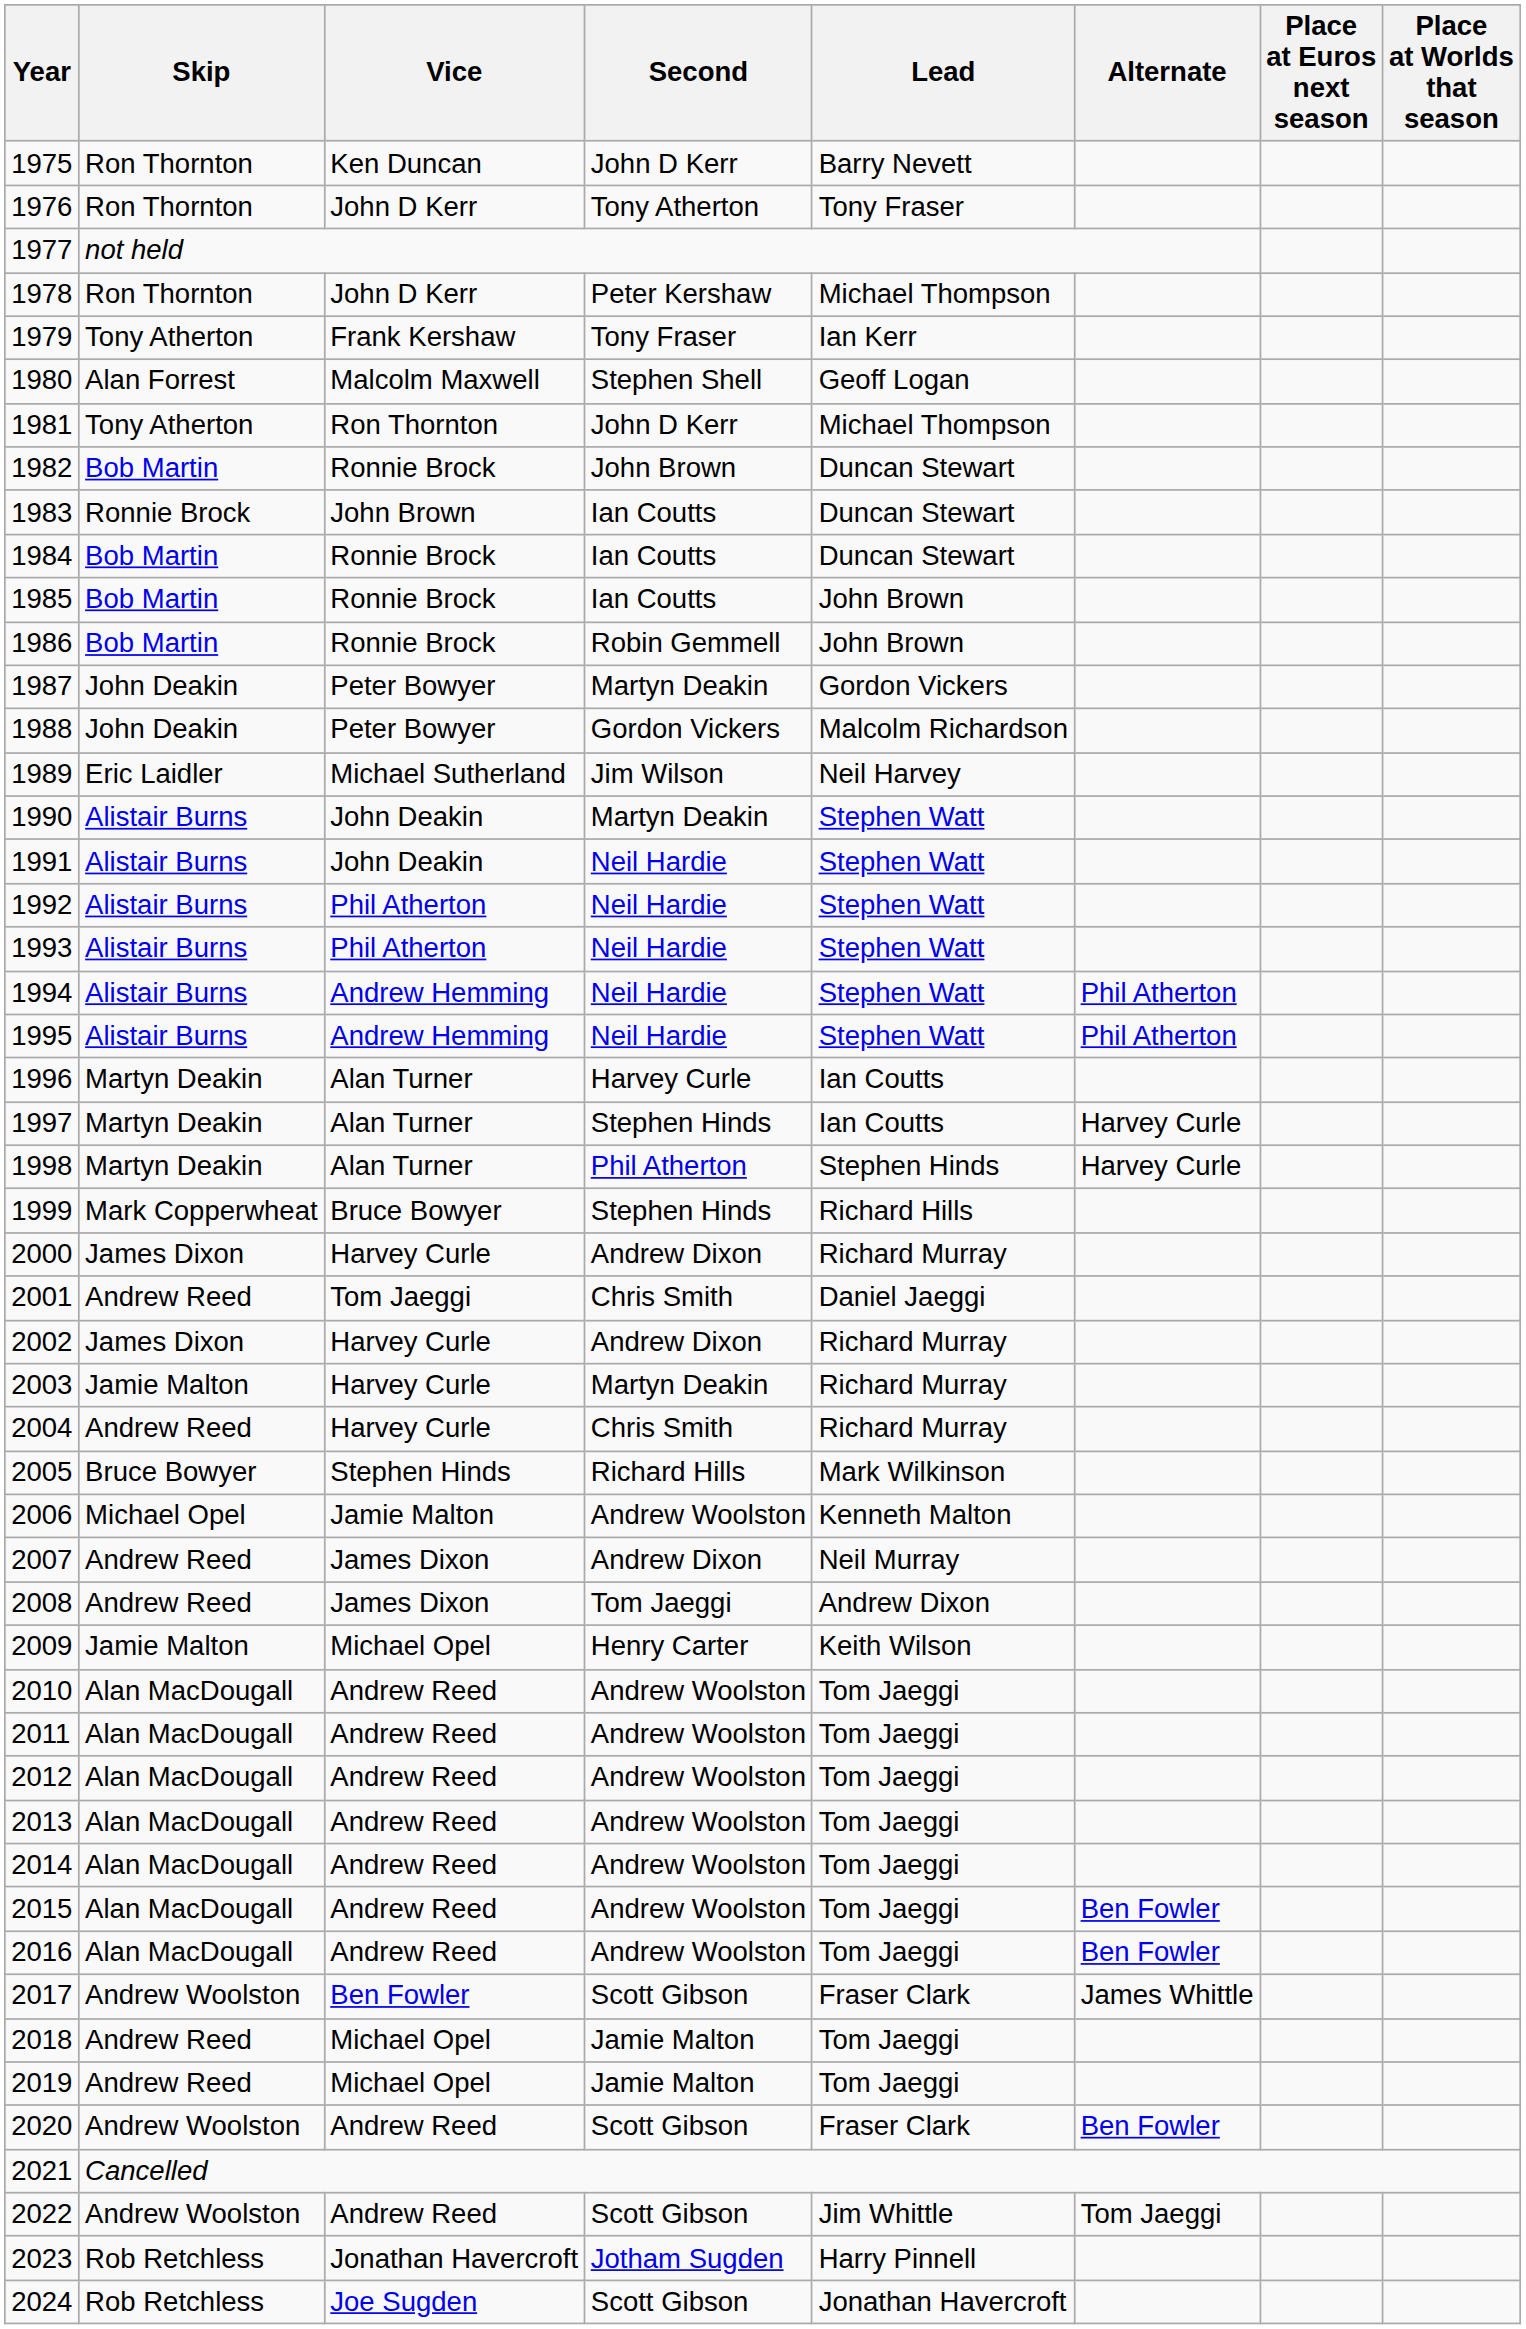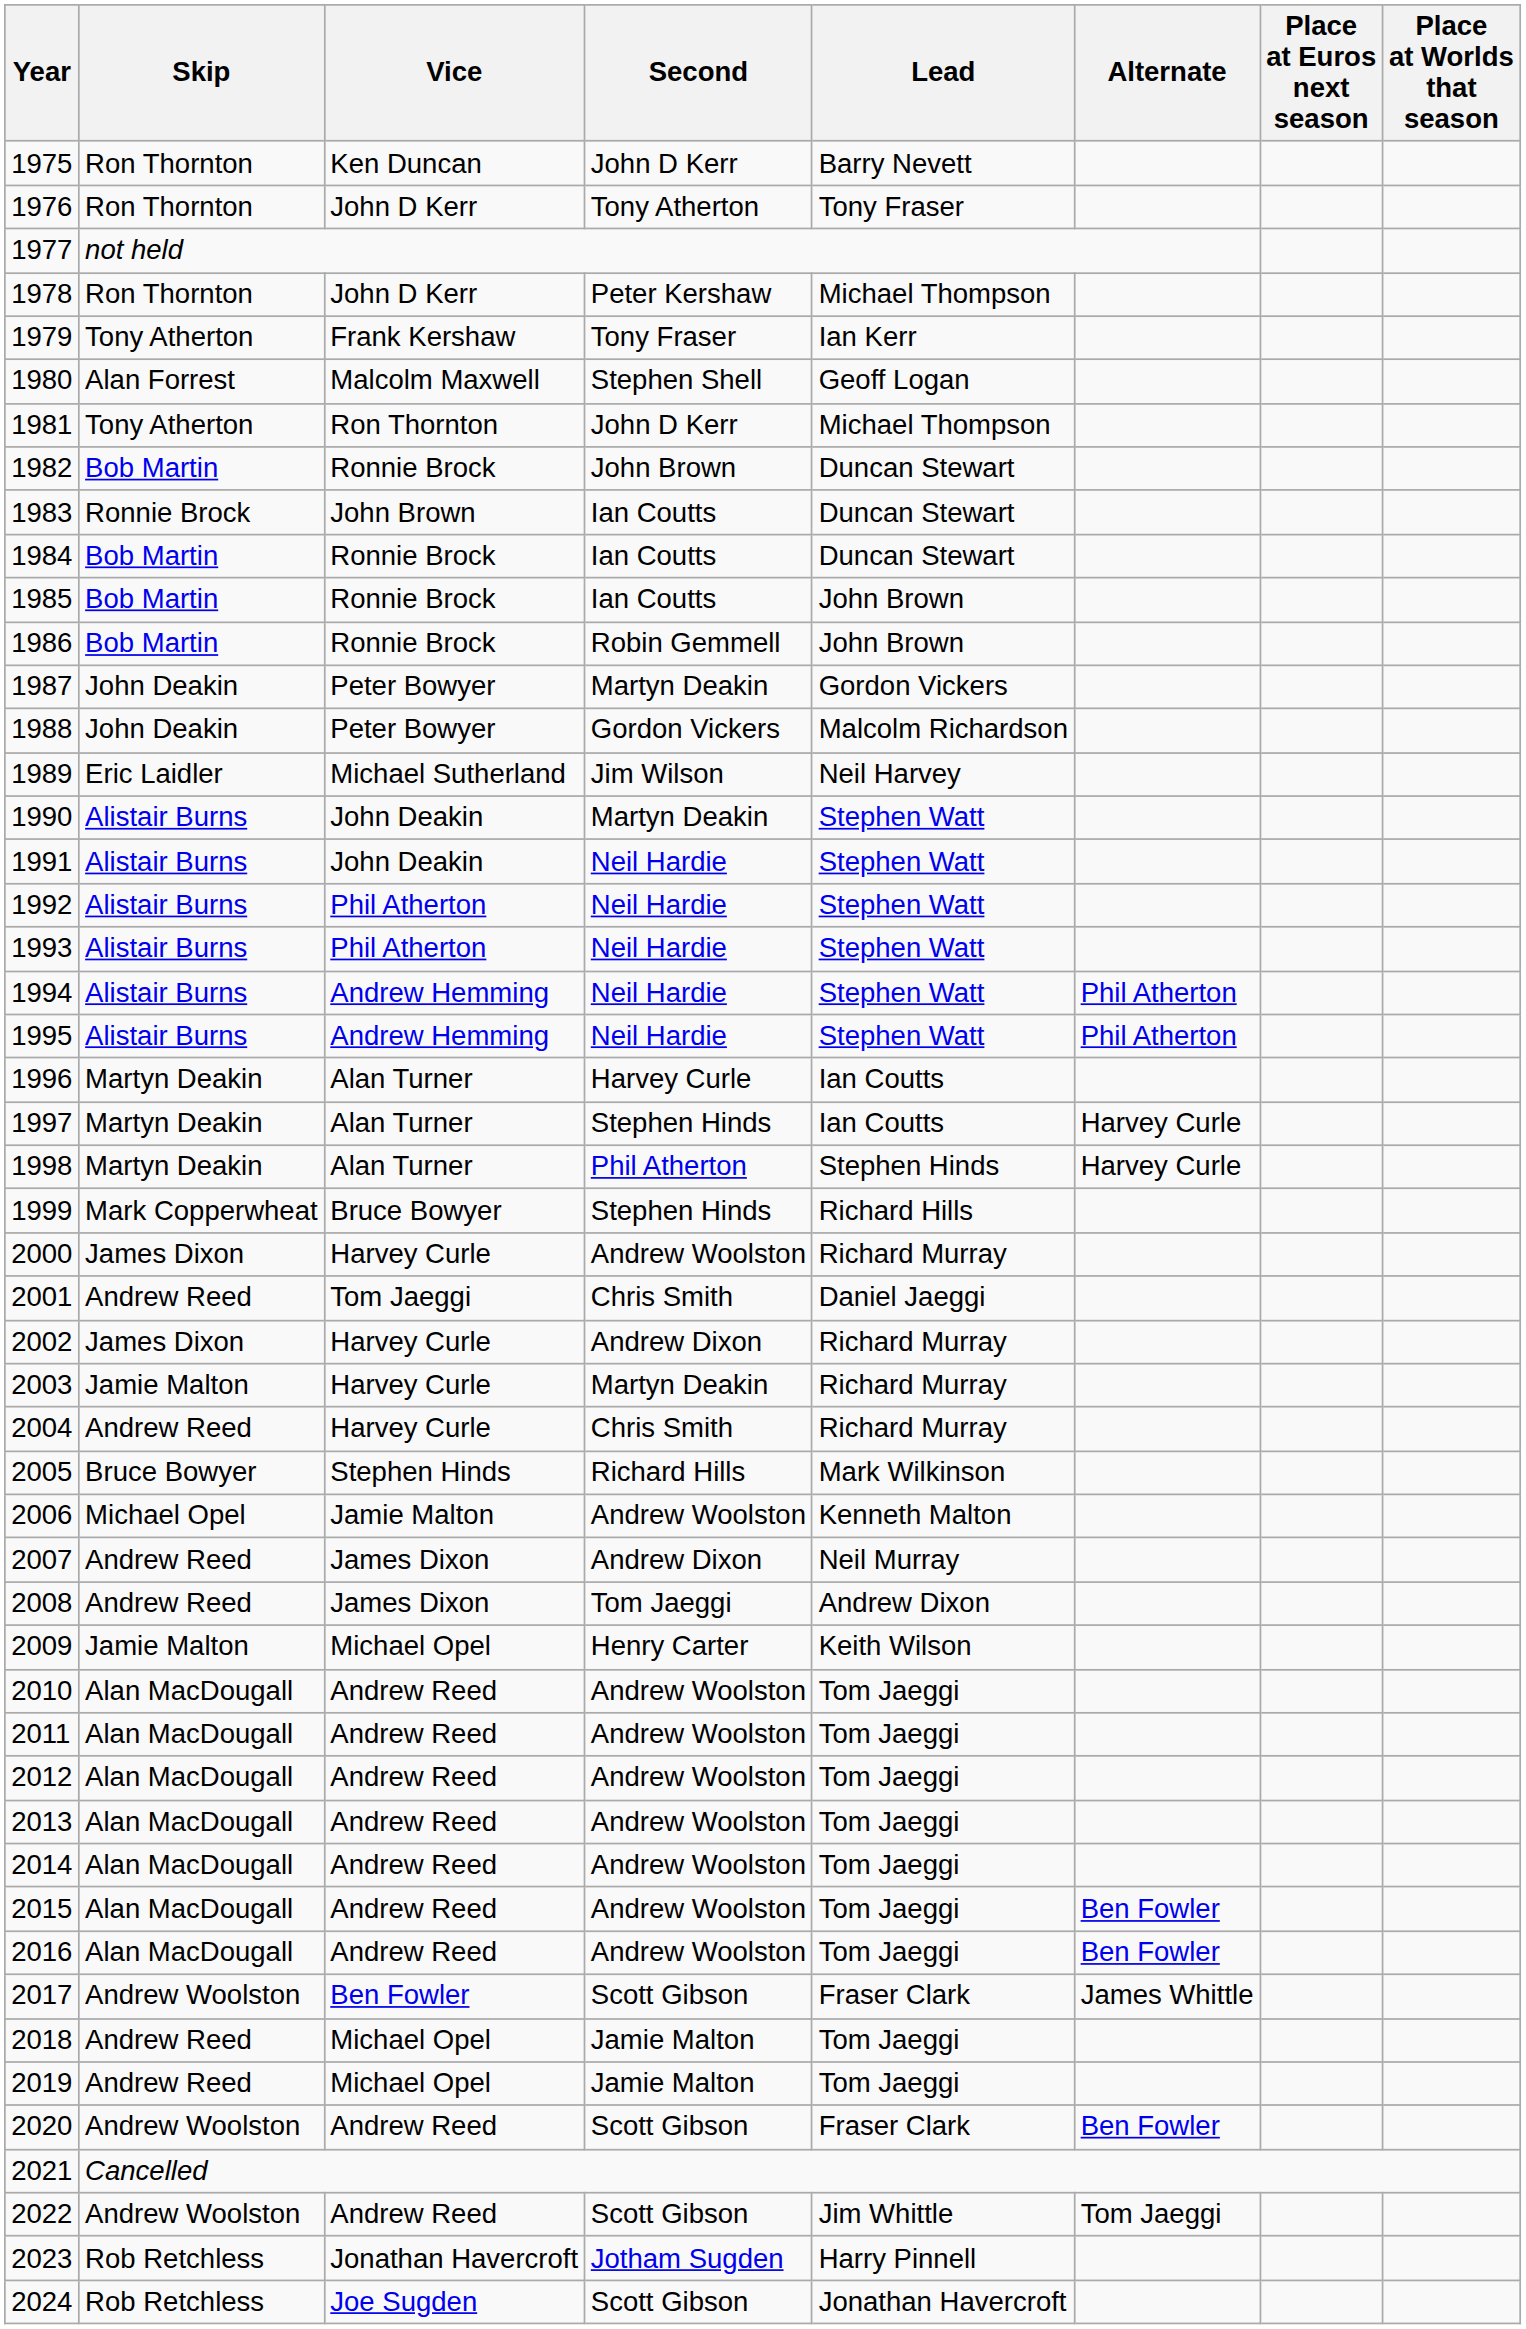(676, 1253) Andrew Dixon -> (698, 1253) Andrew Woolston
